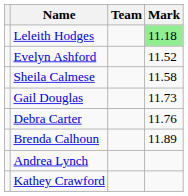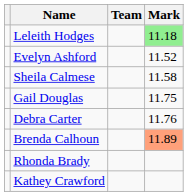(162, 98) 11.73 -> (162, 98) 11.75
(162, 139) no background -> (162, 139) lightsalmon background
- row: (51, 160)
+ row: (52, 160)
